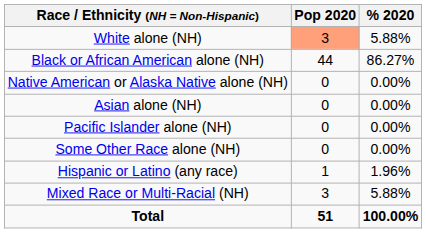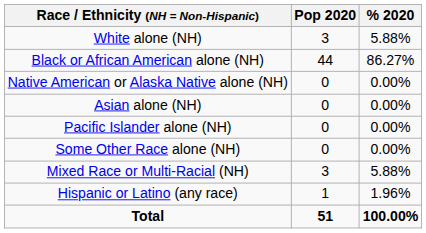(325, 37) lightsalmon background -> (325, 37) no background
rows swapped: (148, 194) <-> (148, 171)
